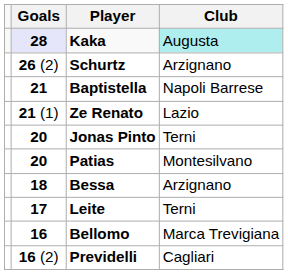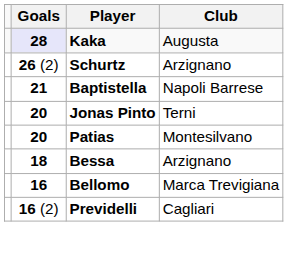(191, 40) paleturquoise background -> (191, 40) no background
- row: (106, 112)
- row: (87, 209)
